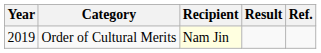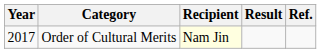(21, 37) 2019 -> (21, 37) 2017
